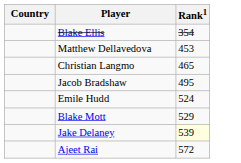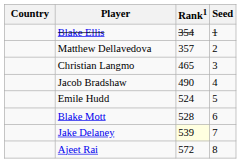+ column: (223, 14)
(186, 49) 453 -> (186, 49) 357
(186, 82) 495 -> (186, 82) 490
(186, 116) 529 -> (186, 116) 528
